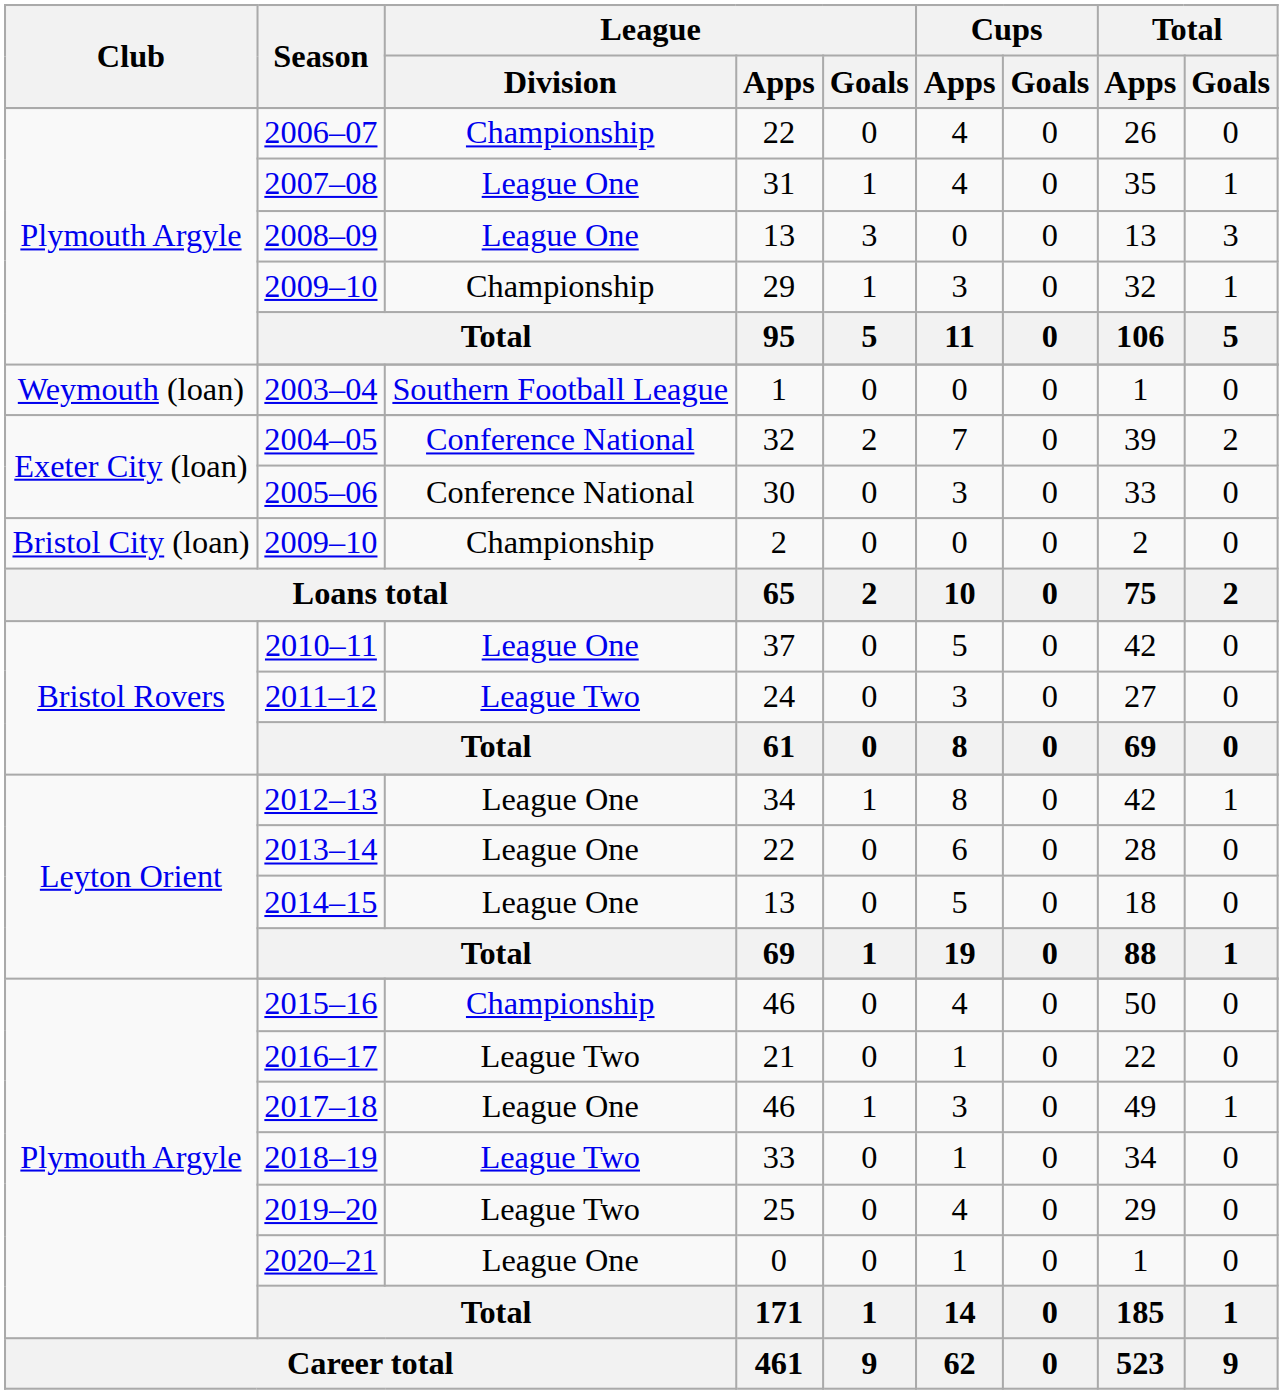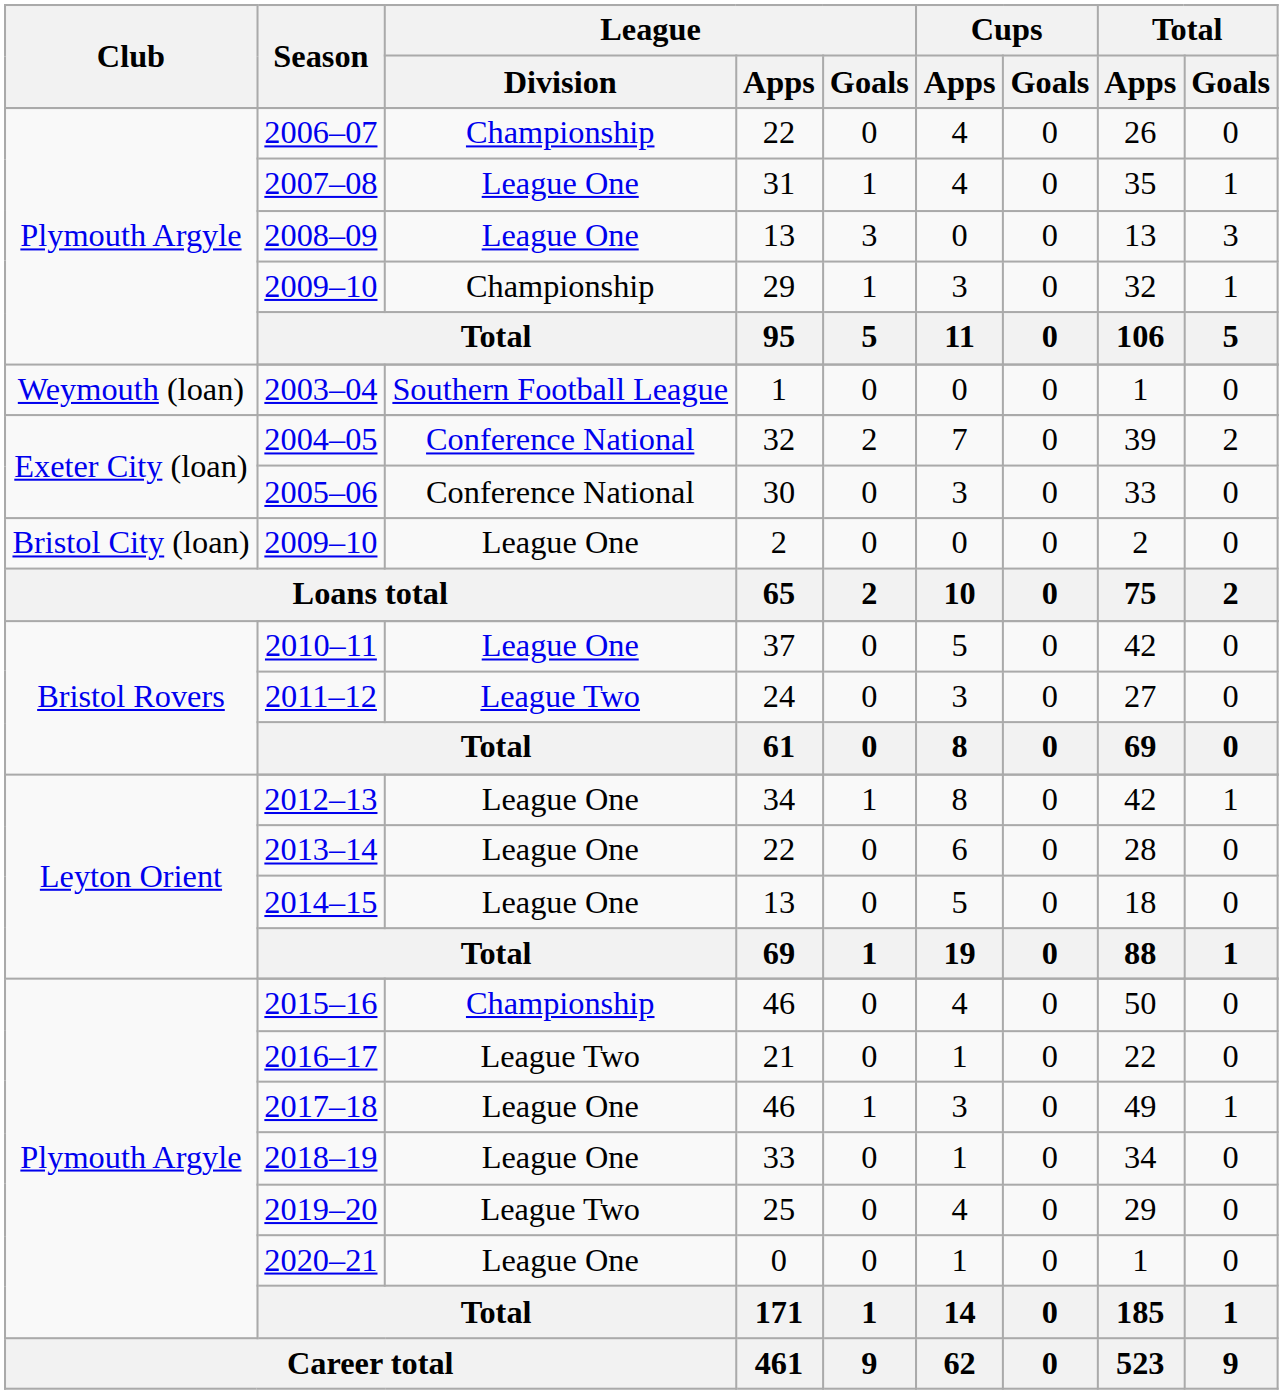(560, 542) Championship -> (560, 542) League One
(560, 1157) League Two -> (560, 1157) League One
